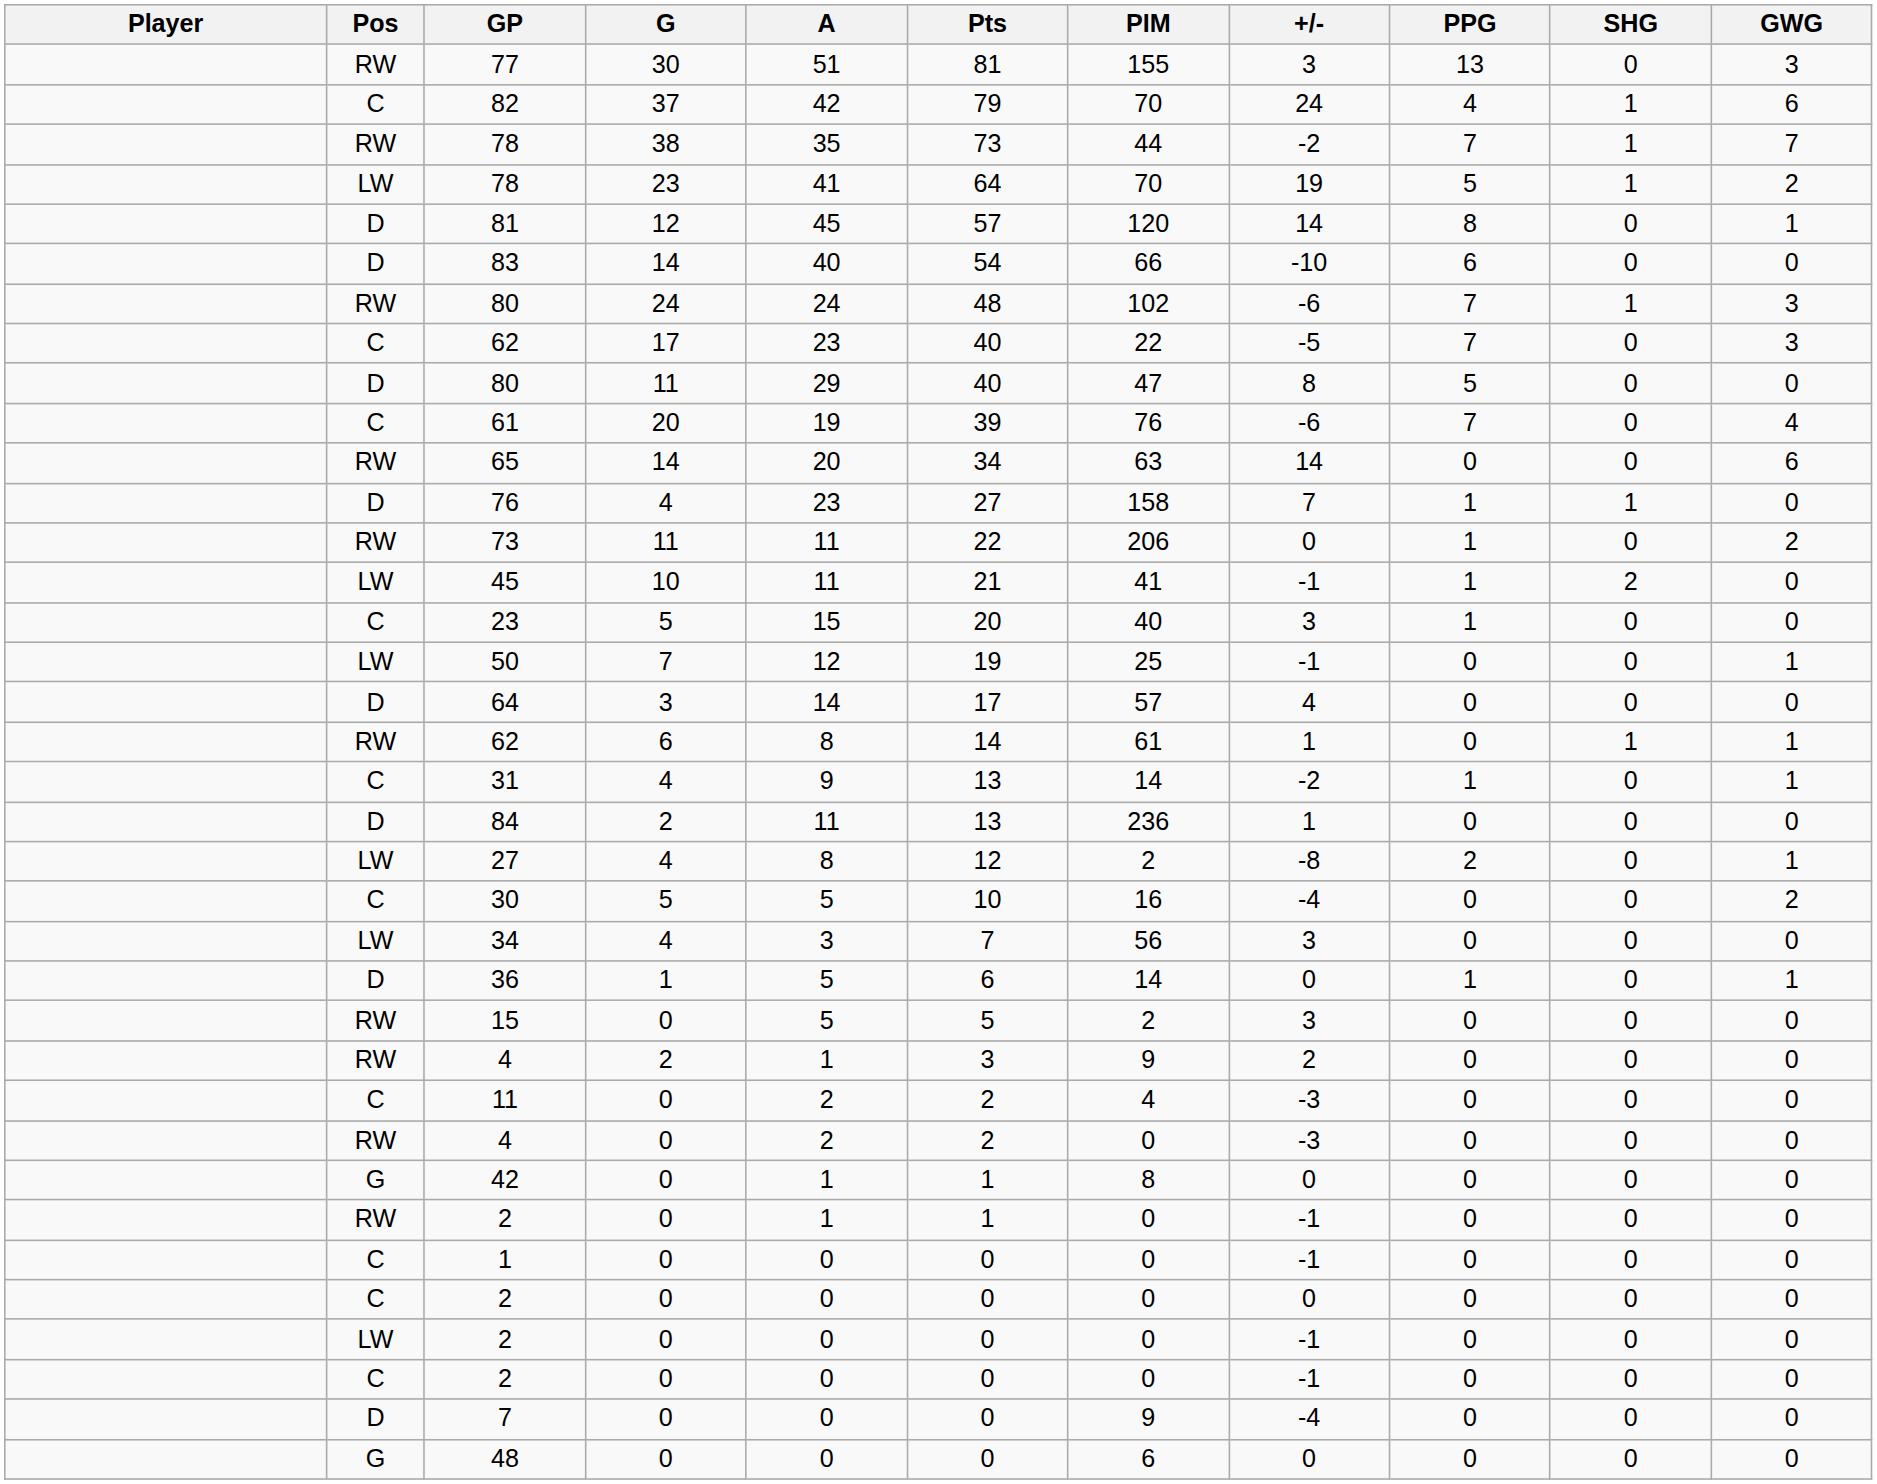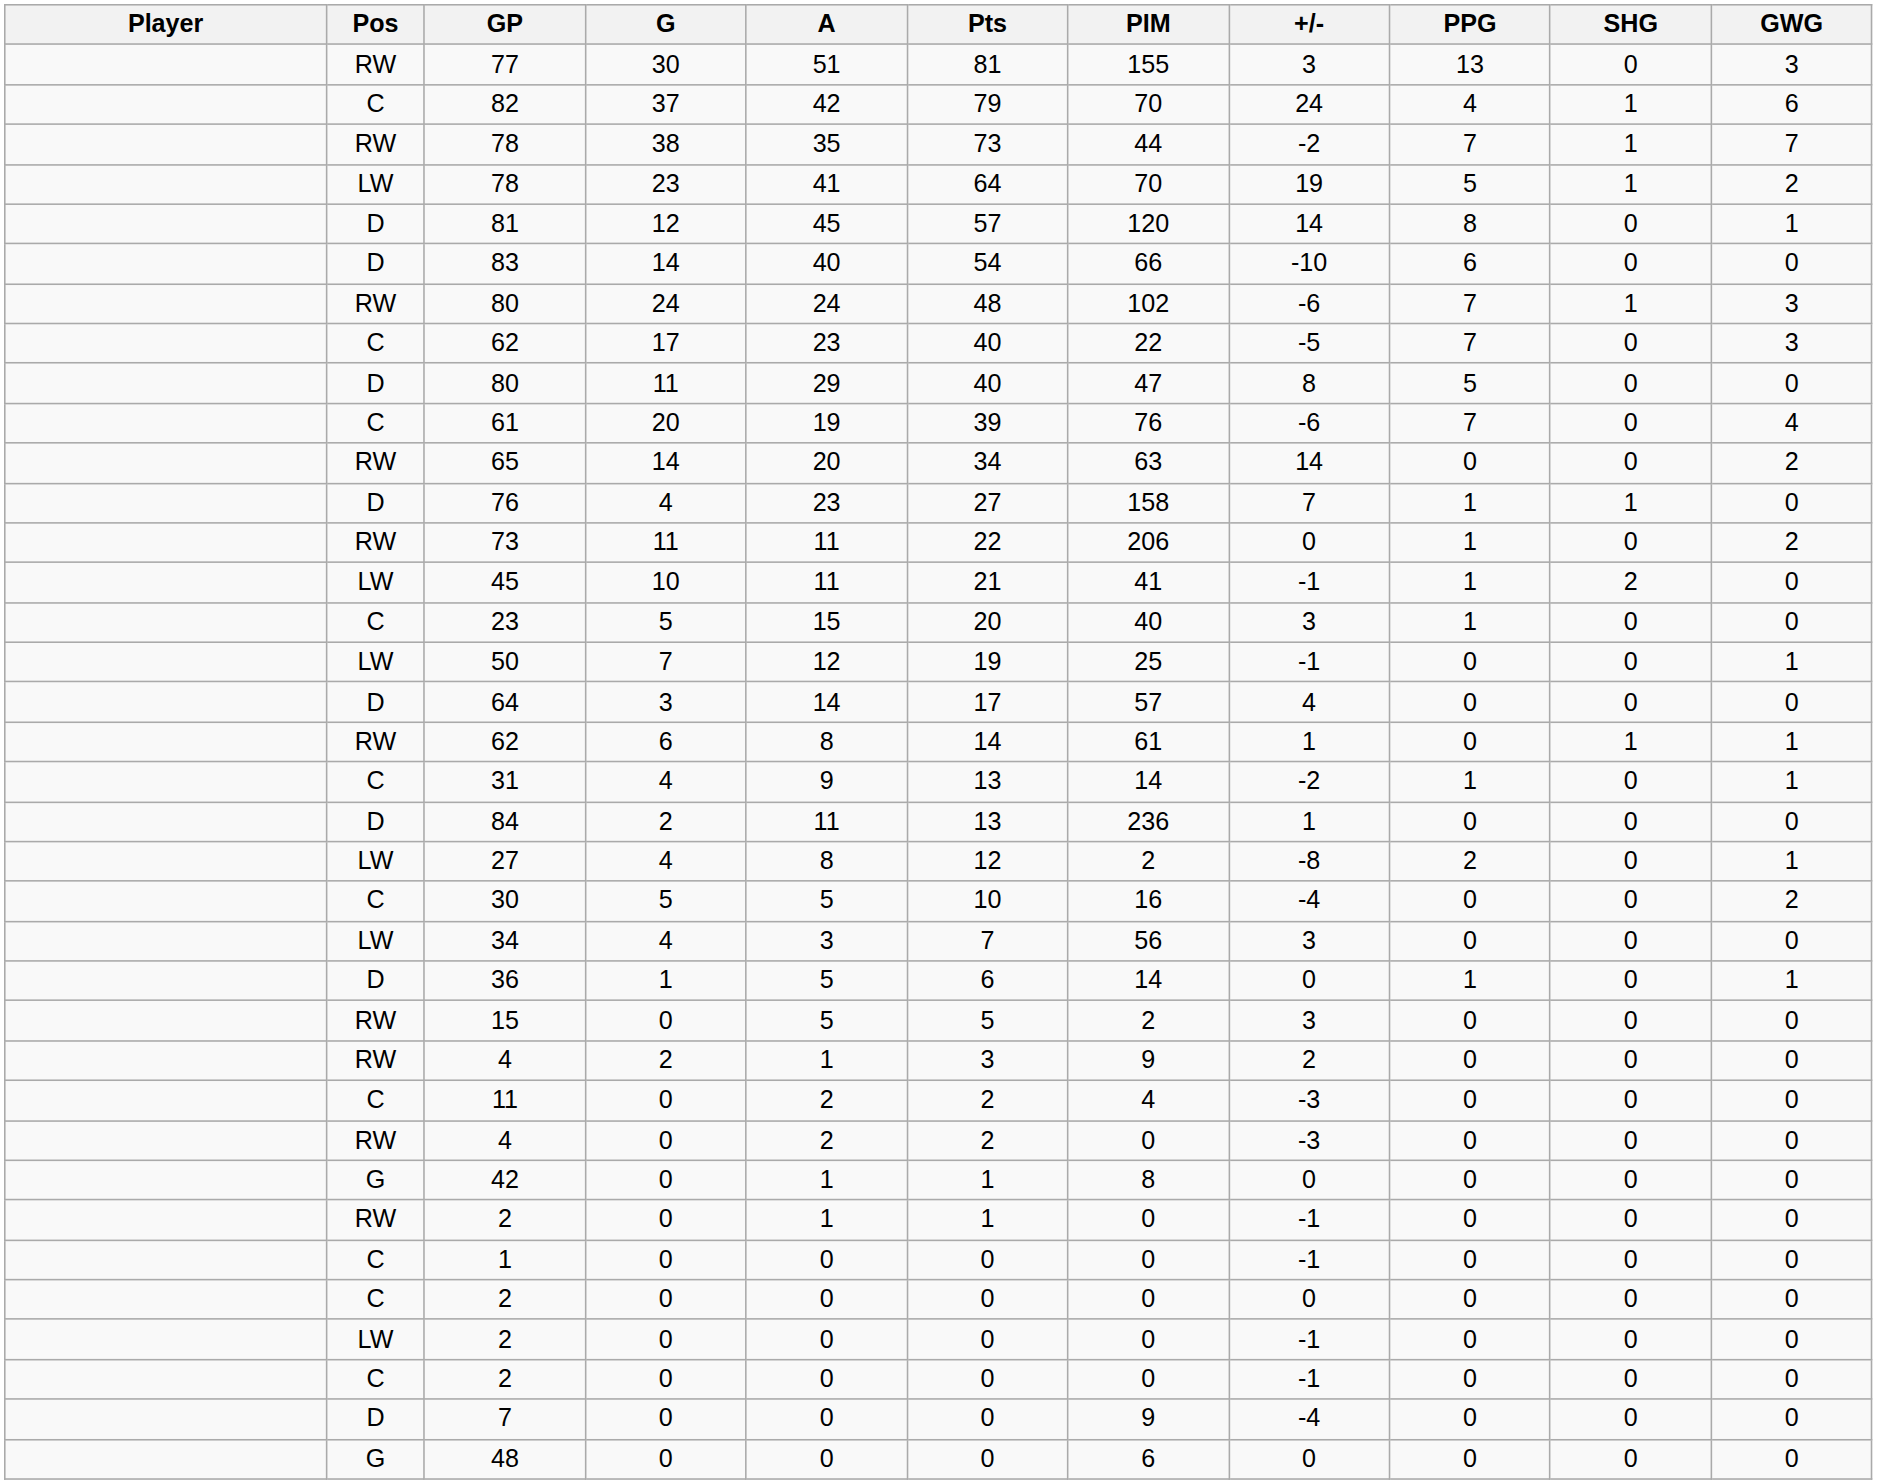(1792, 462) 6 -> (1792, 462) 2
